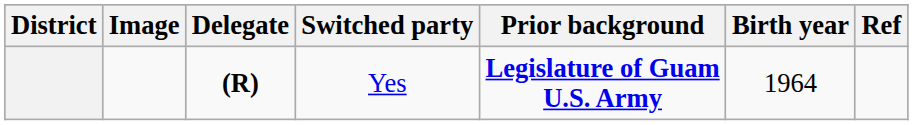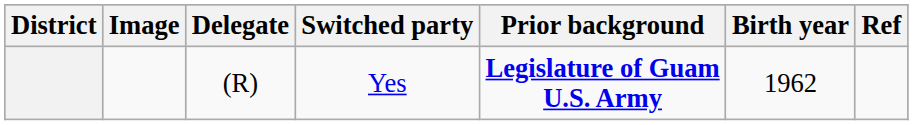(240, 82) bold -> (240, 82) normal
(791, 82) 1964 -> (791, 82) 1962
